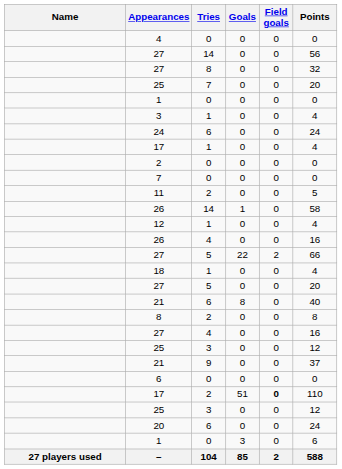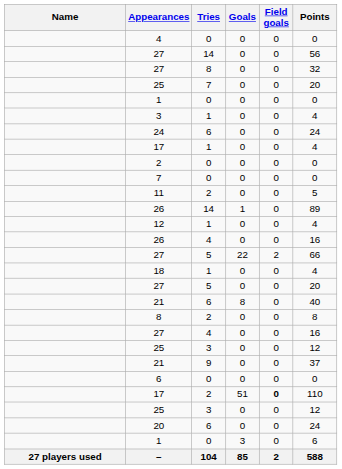(315, 208) 58 -> (315, 208) 89
